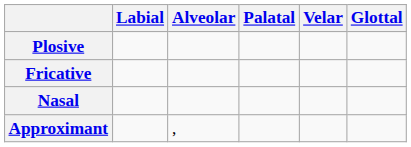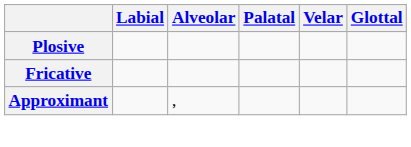- row: (58, 100)
